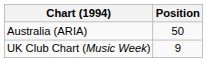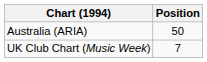(178, 48) 9 -> (178, 48) 7
